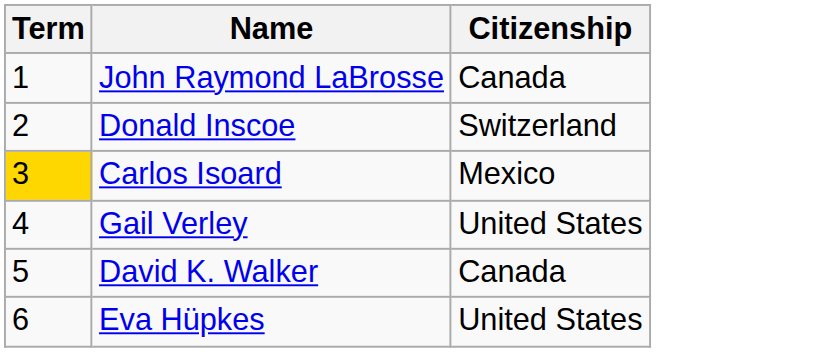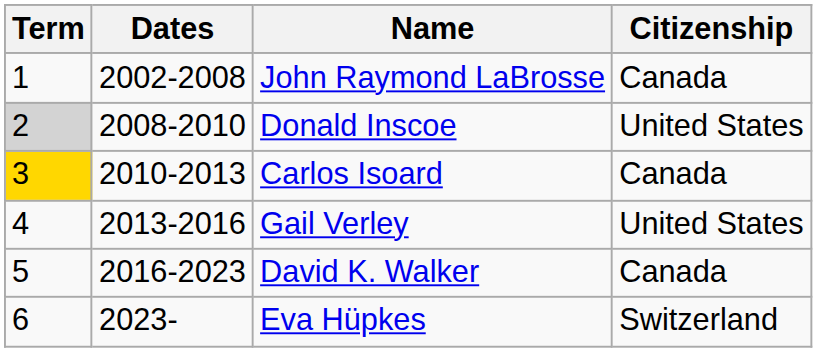+ column: (172, 28)
(21, 126) no background -> (21, 126) lightgrey background
(538, 126) Switzerland -> (711, 126) United States
(507, 175) Mexico -> (673, 175) Canada
(550, 321) United States -> (699, 321) Switzerland
